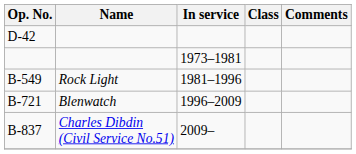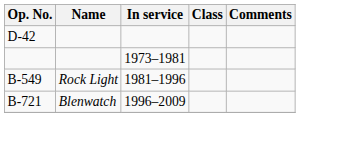- row: (25, 130)
